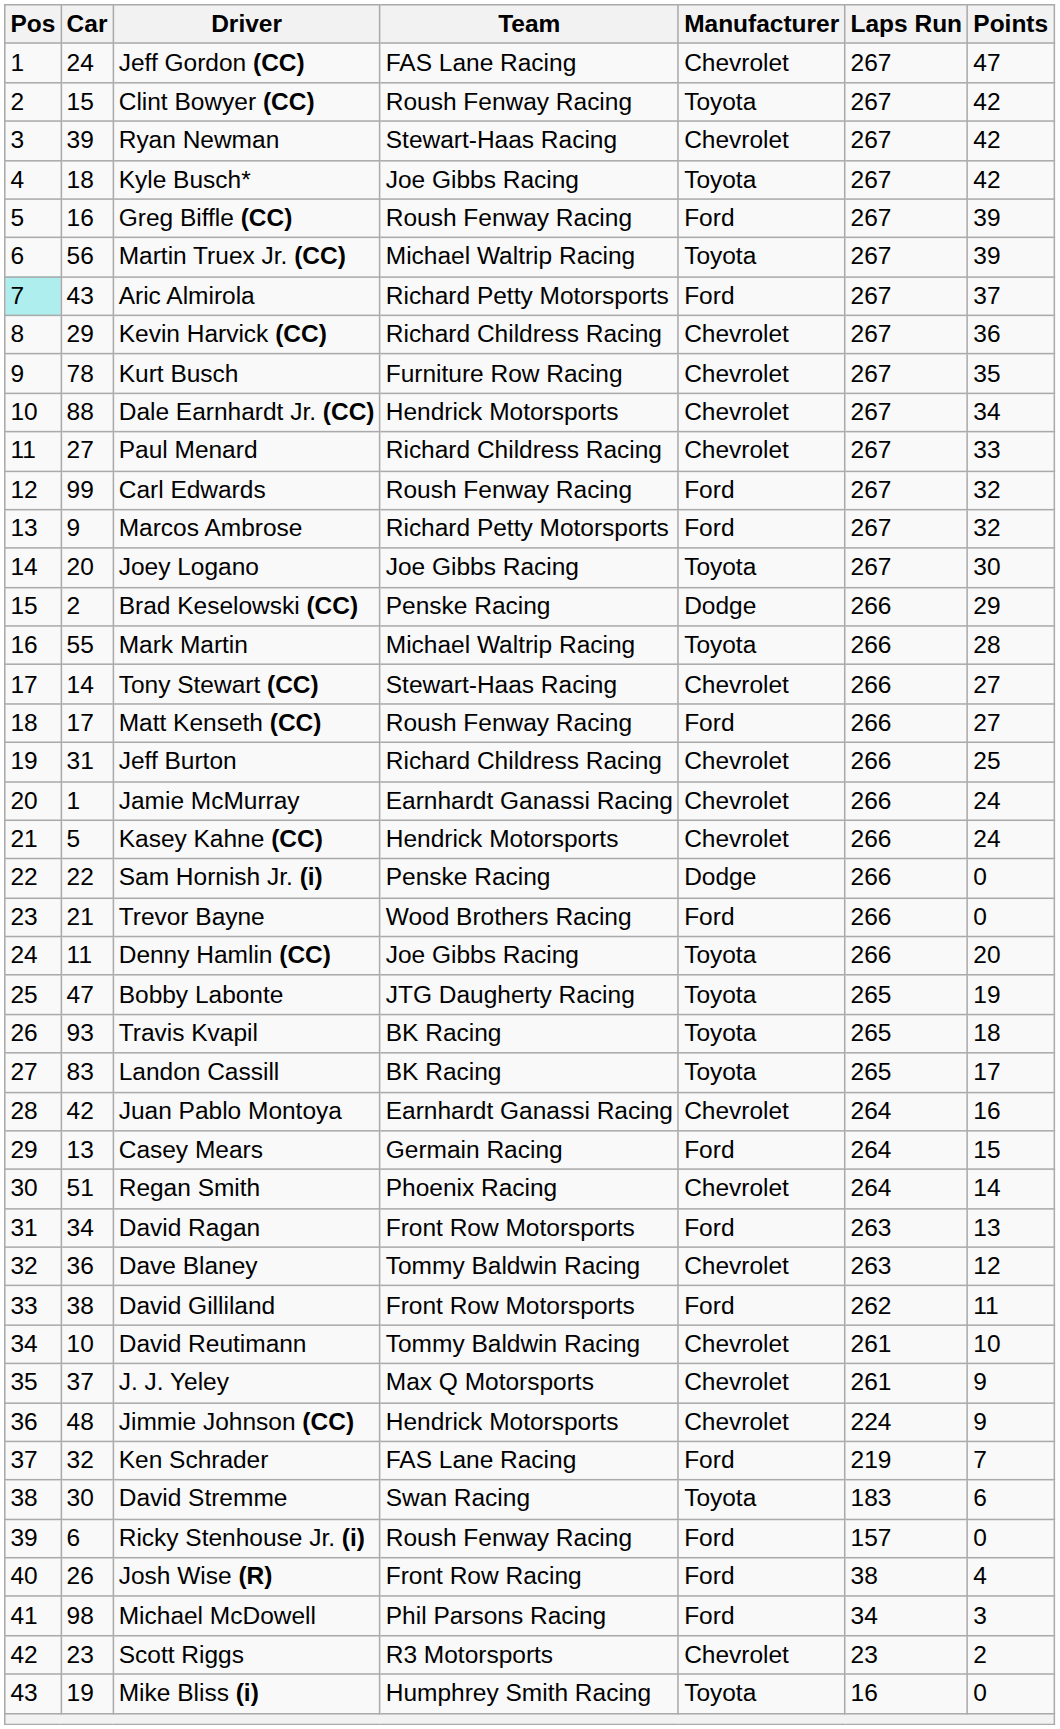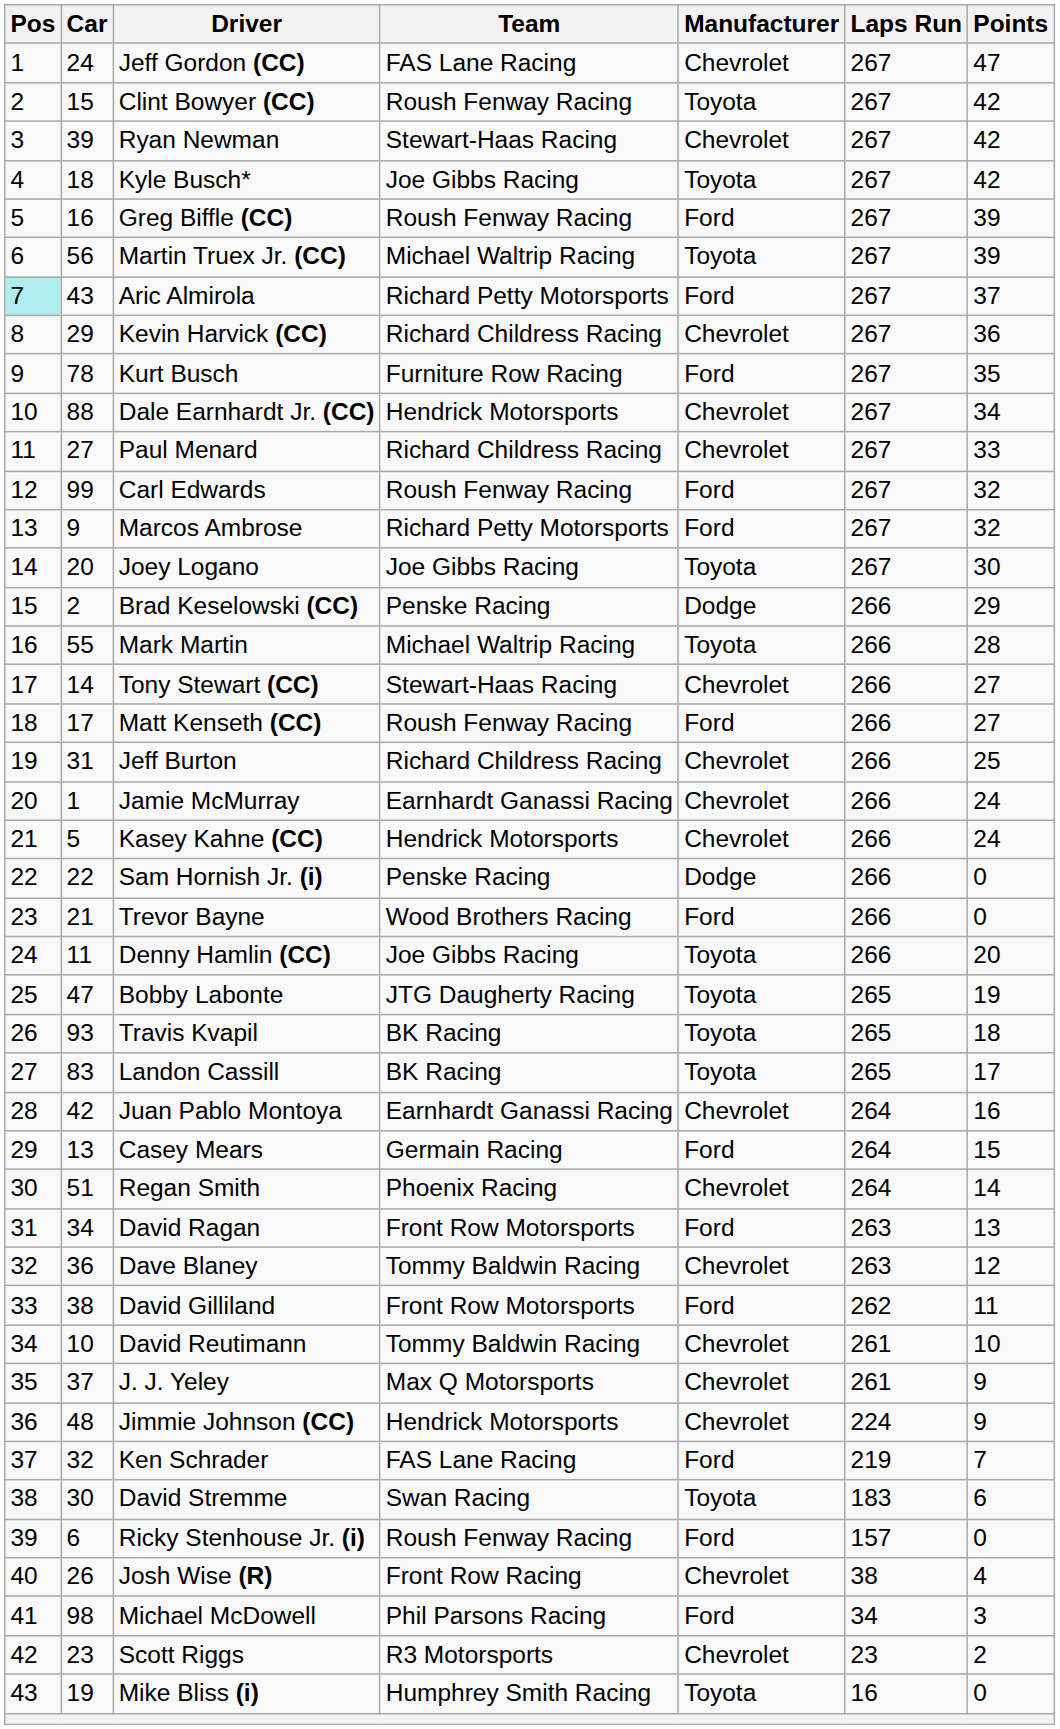(737, 373) Chevrolet -> (709, 373) Ford
(709, 1576) Ford -> (737, 1576) Chevrolet
